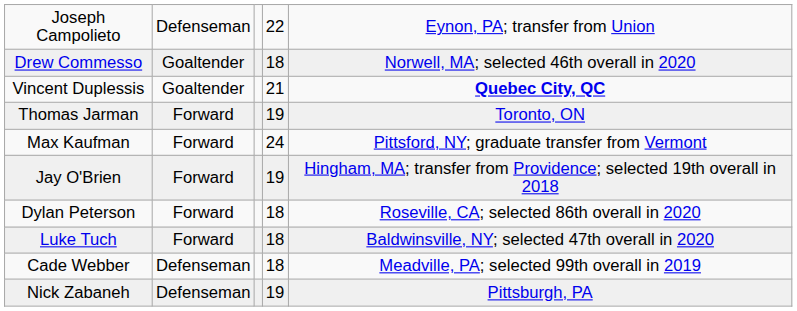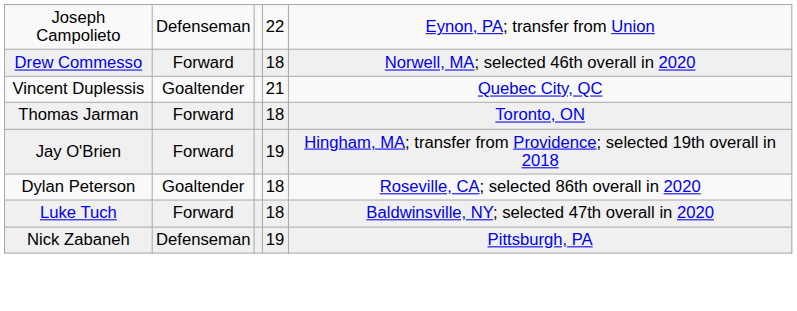(203, 62) Goaltender -> (203, 62) Forward
(540, 89) bold -> (540, 89) normal
(275, 115) 19 -> (275, 115) 18
- row: (78, 141)
(203, 213) Forward -> (203, 187) Goaltender
- row: (78, 266)
